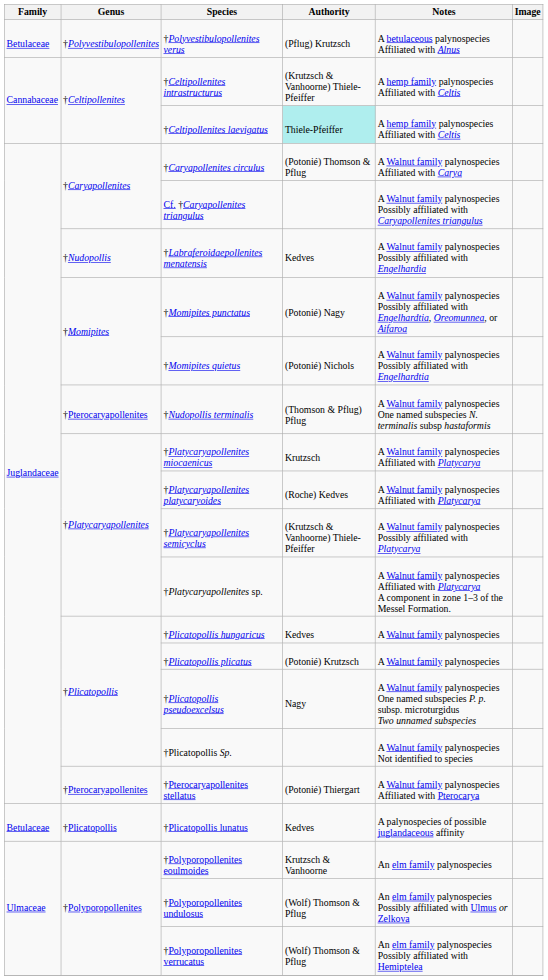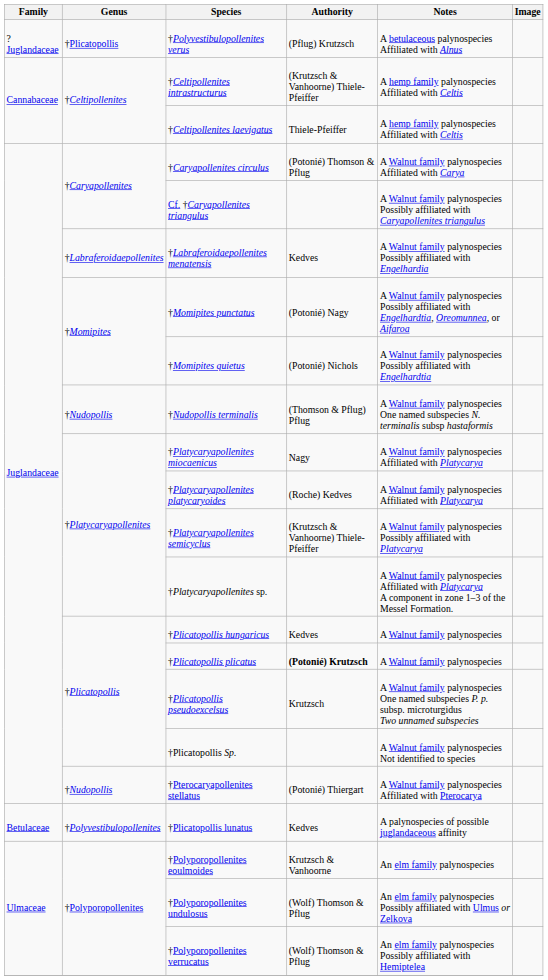(28, 44) Betulaceae -> (33, 44) ?Juglandaceae
(111, 44) †Polyvestibulopollenites -> (92, 44) †Plicatopollis
(314, 130) paleturquoise background -> (318, 130) no background
(87, 258) †Nudopollis -> (114, 258) †Labraferoidaepollenites
(105, 415) †Pterocaryapollenites -> (89, 415) †Nudopollis
(302, 457) Krutzsch -> (299, 457) Nagy
(322, 661) normal -> (328, 661) bold
(295, 704) Nagy -> (306, 704) Krutzsch
(105, 790) †Pterocaryapollenites -> (89, 790) †Nudopollis
(90, 827) †Plicatopollis -> (113, 827) †Polyvestibulopollenites
